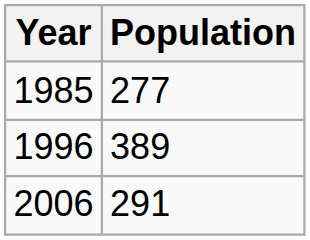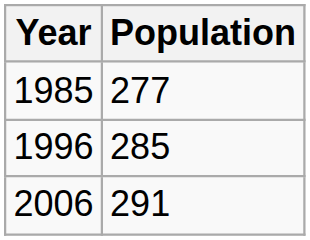(140, 147) 389 -> (140, 147) 285
